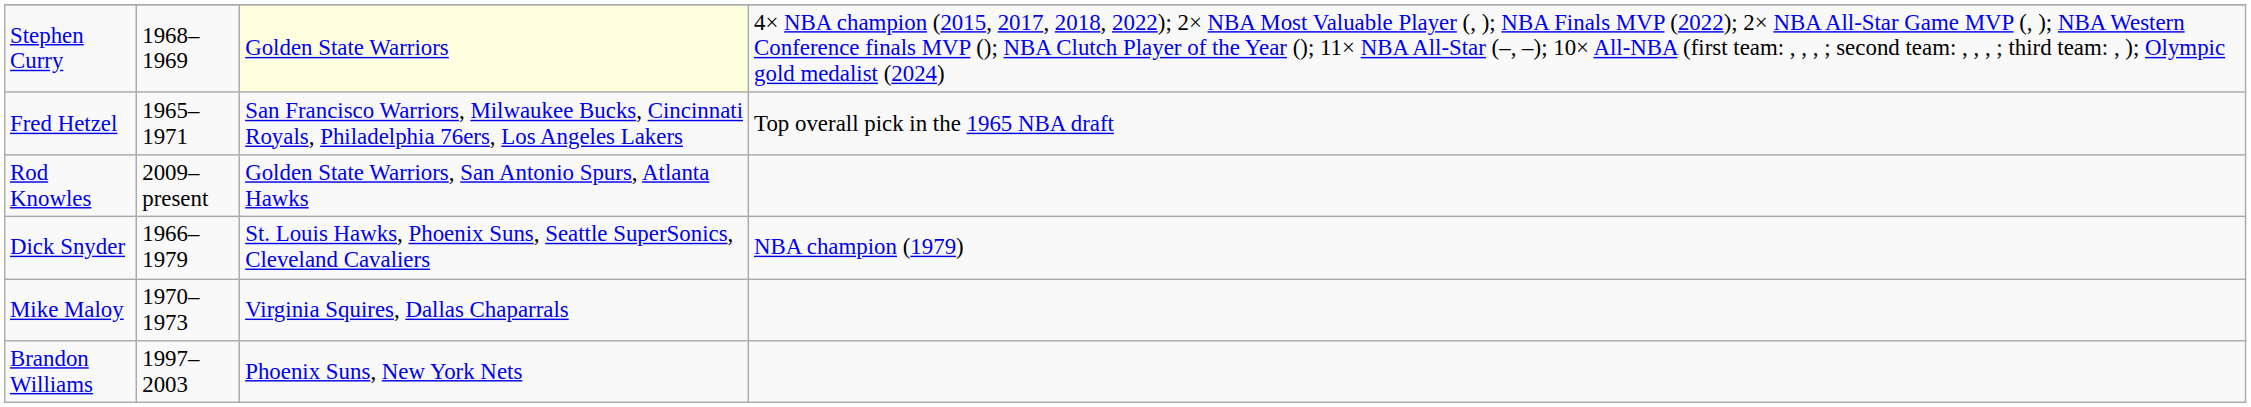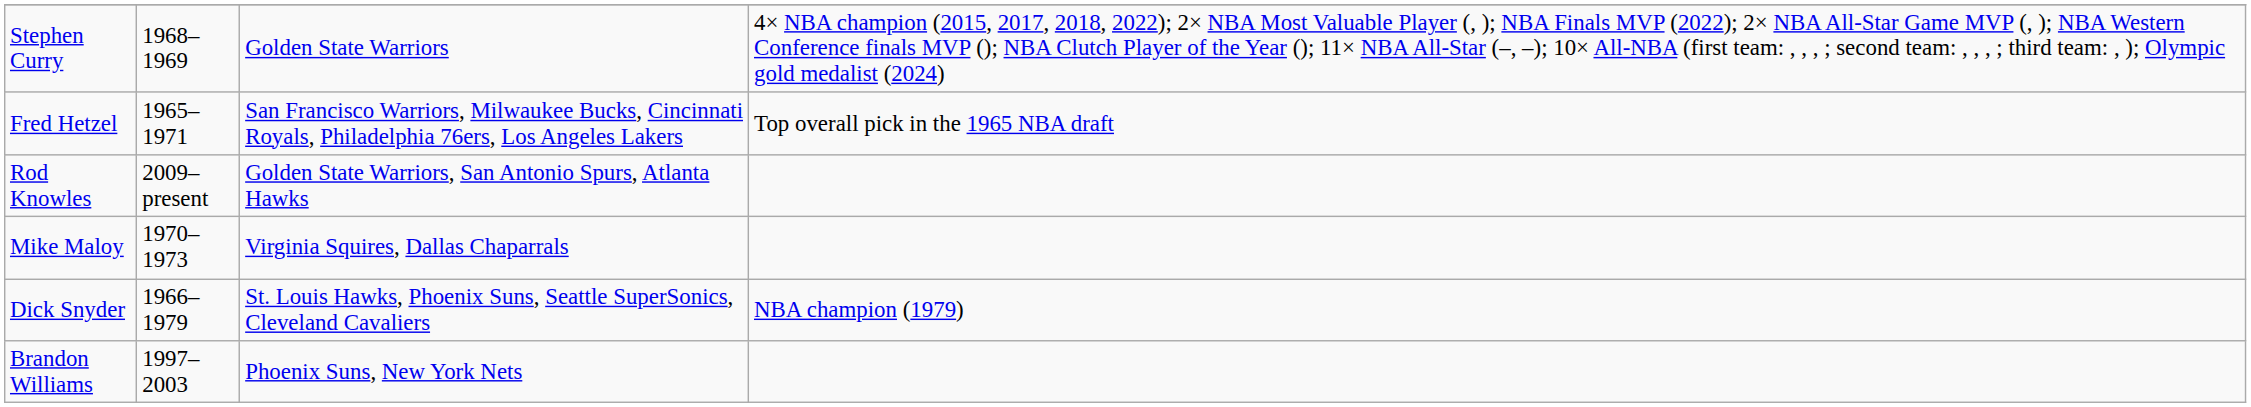(347, 48) lightyellow background -> (347, 48) no background
rows swapped: (67, 309) <-> (68, 247)
